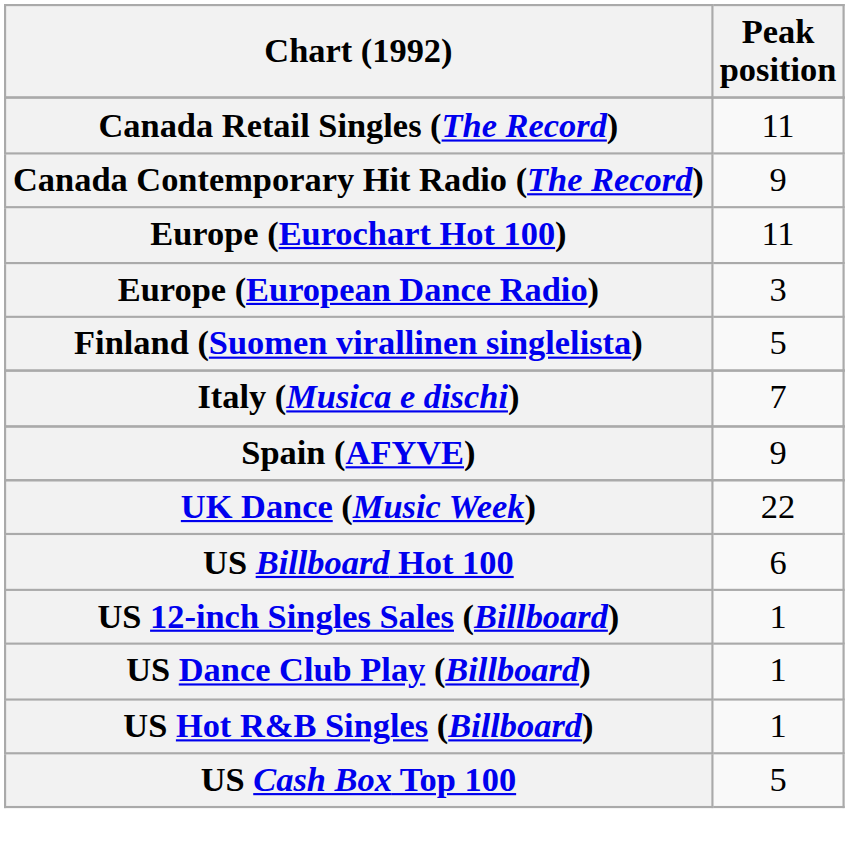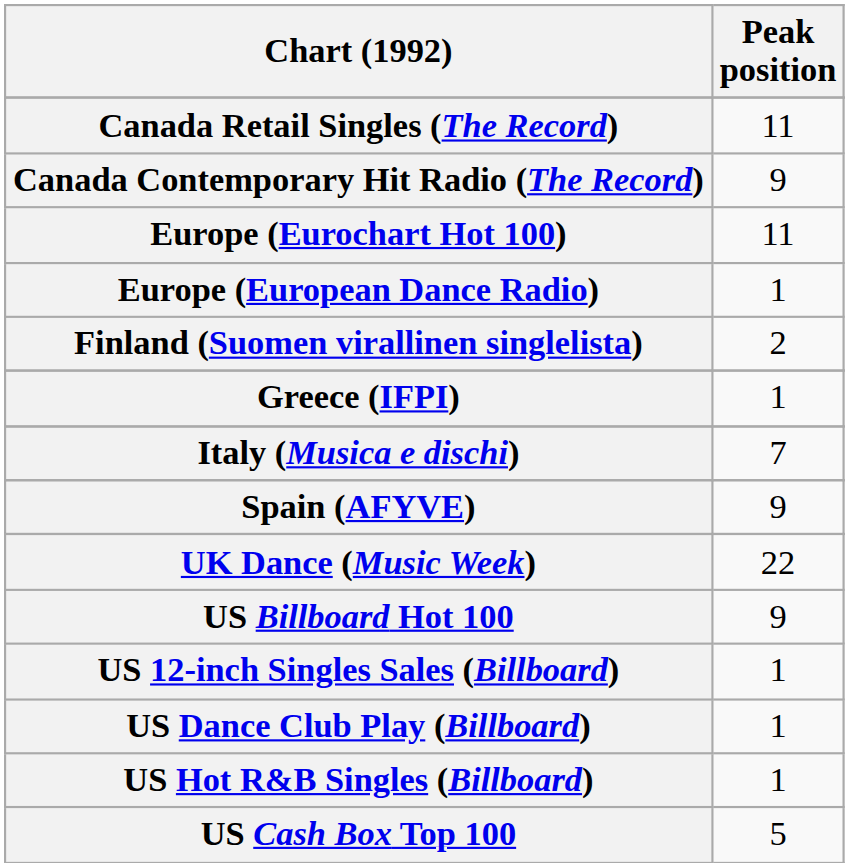(778, 288) 3 -> (778, 288) 1
(778, 343) 5 -> (778, 343) 2
+ row: (358, 397)
(778, 561) 6 -> (778, 616) 9
